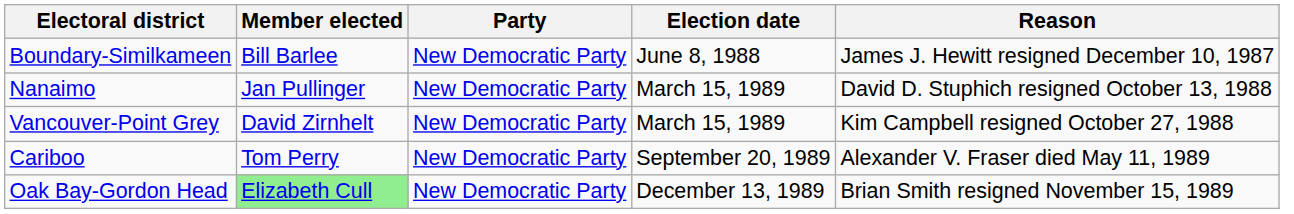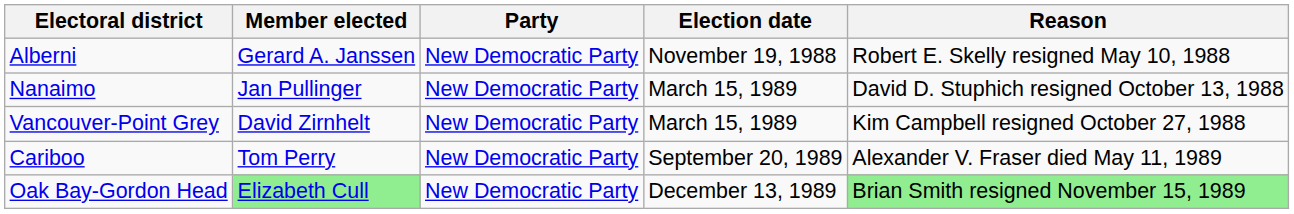- row: (120, 55)
+ row: (43, 55)
(1037, 191) no background -> (1049, 191) lightgreen background
